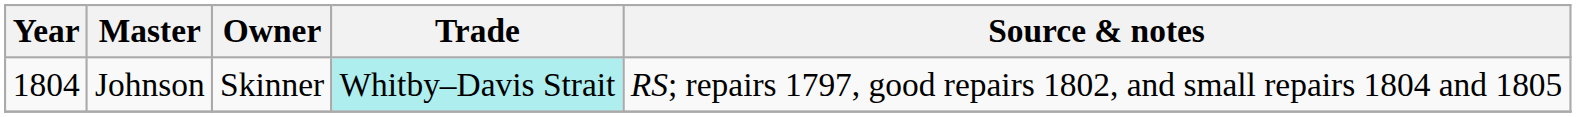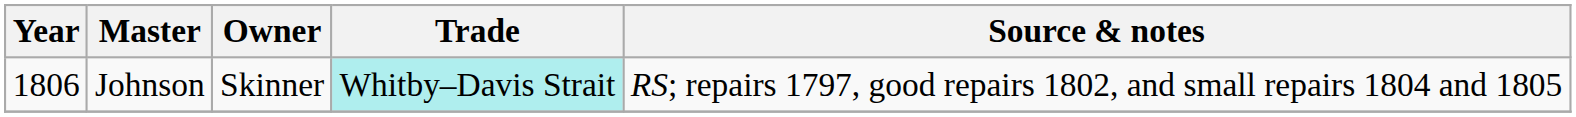(46, 84) 1804 -> (46, 84) 1806
